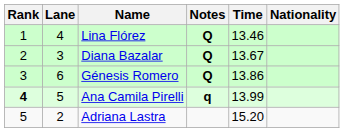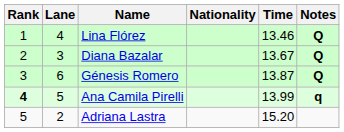columns swapped: (303, 14) <-> (208, 14)
(248, 76) 13.86 -> (278, 76) 13.87
